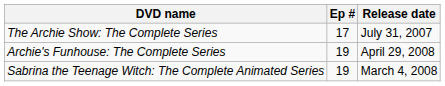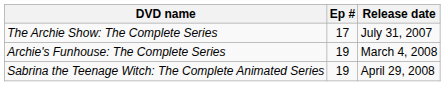(398, 52) April 29, 2008 -> (399, 52) March 4, 2008
(399, 71) March 4, 2008 -> (398, 71) April 29, 2008
